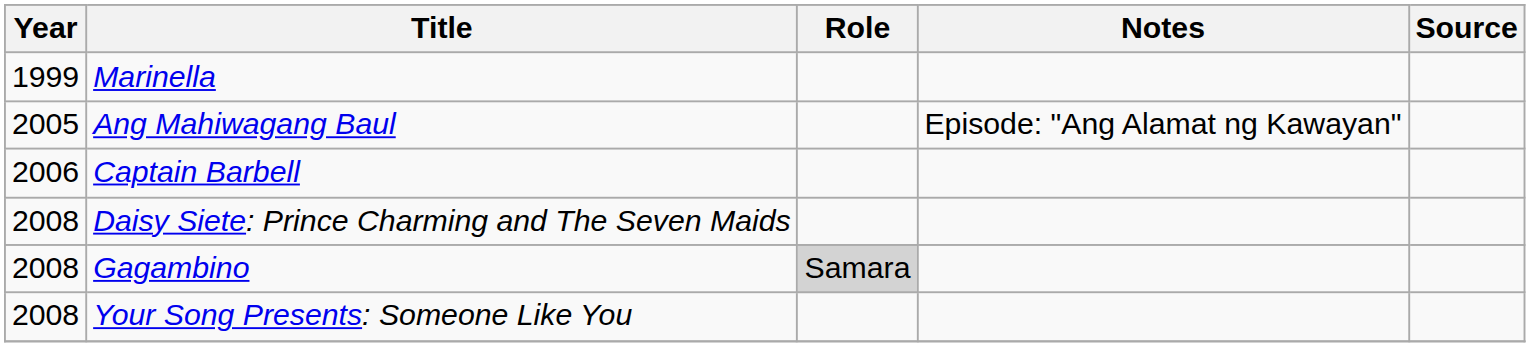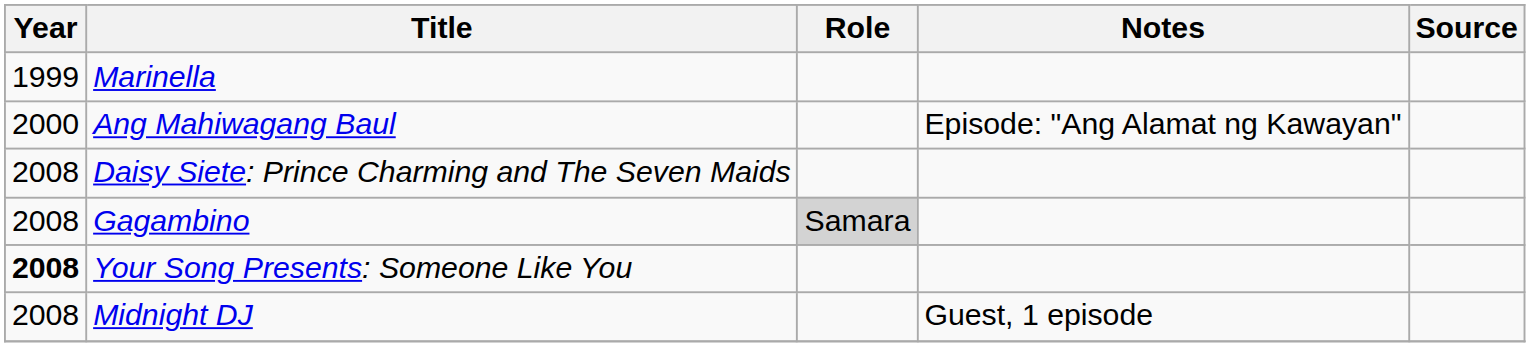(46, 124) 2005 -> (46, 124) 2000
- row: (197, 172)
(46, 316) normal -> (46, 268) bold
+ row: (173, 316)
